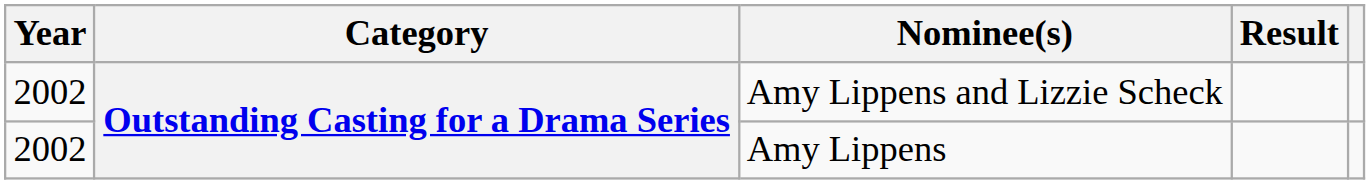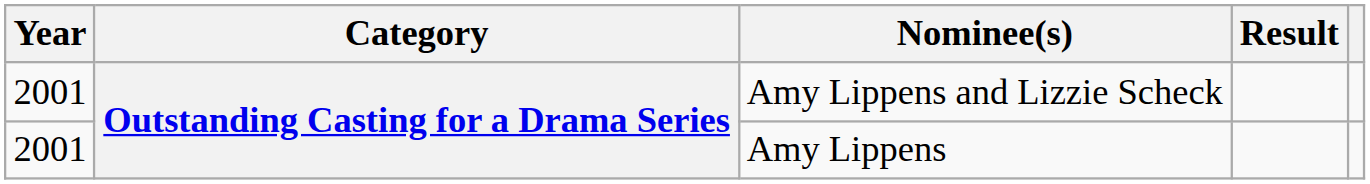(50, 91) 2002 -> (50, 91) 2001
(50, 149) 2002 -> (50, 149) 2001
